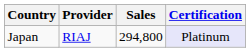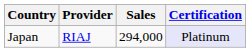(141, 36) 294,800 -> (141, 36) 294,000
